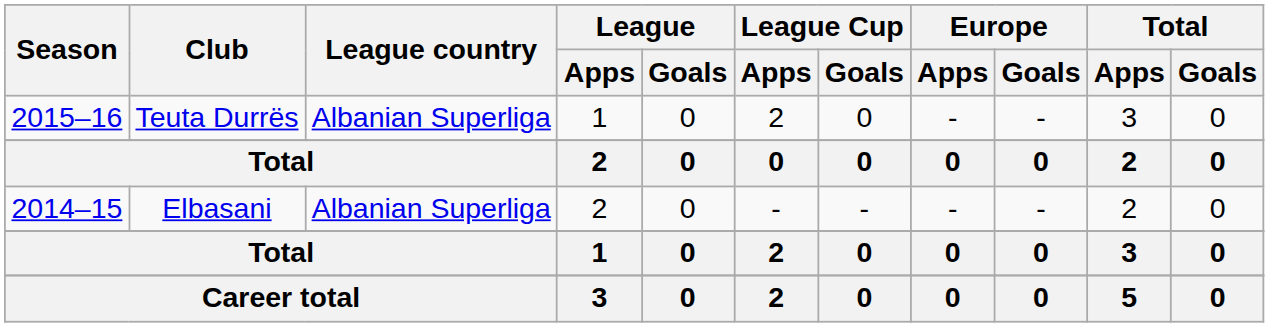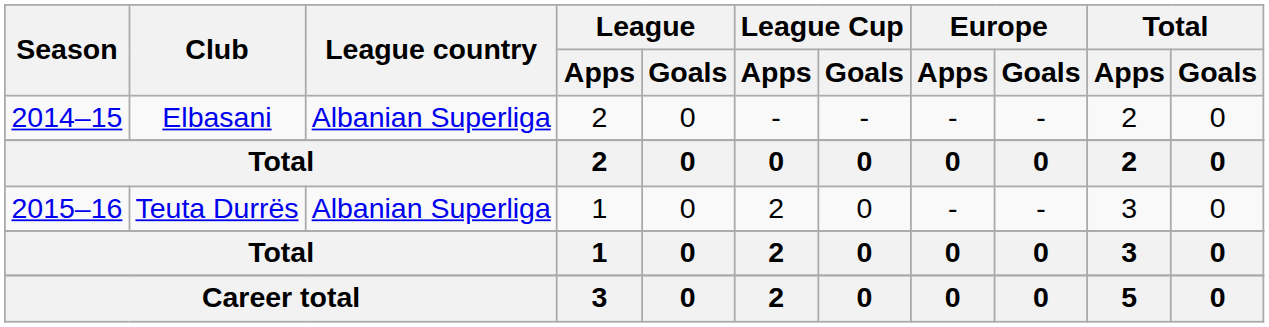rows swapped: (217, 207) <-> (217, 117)
